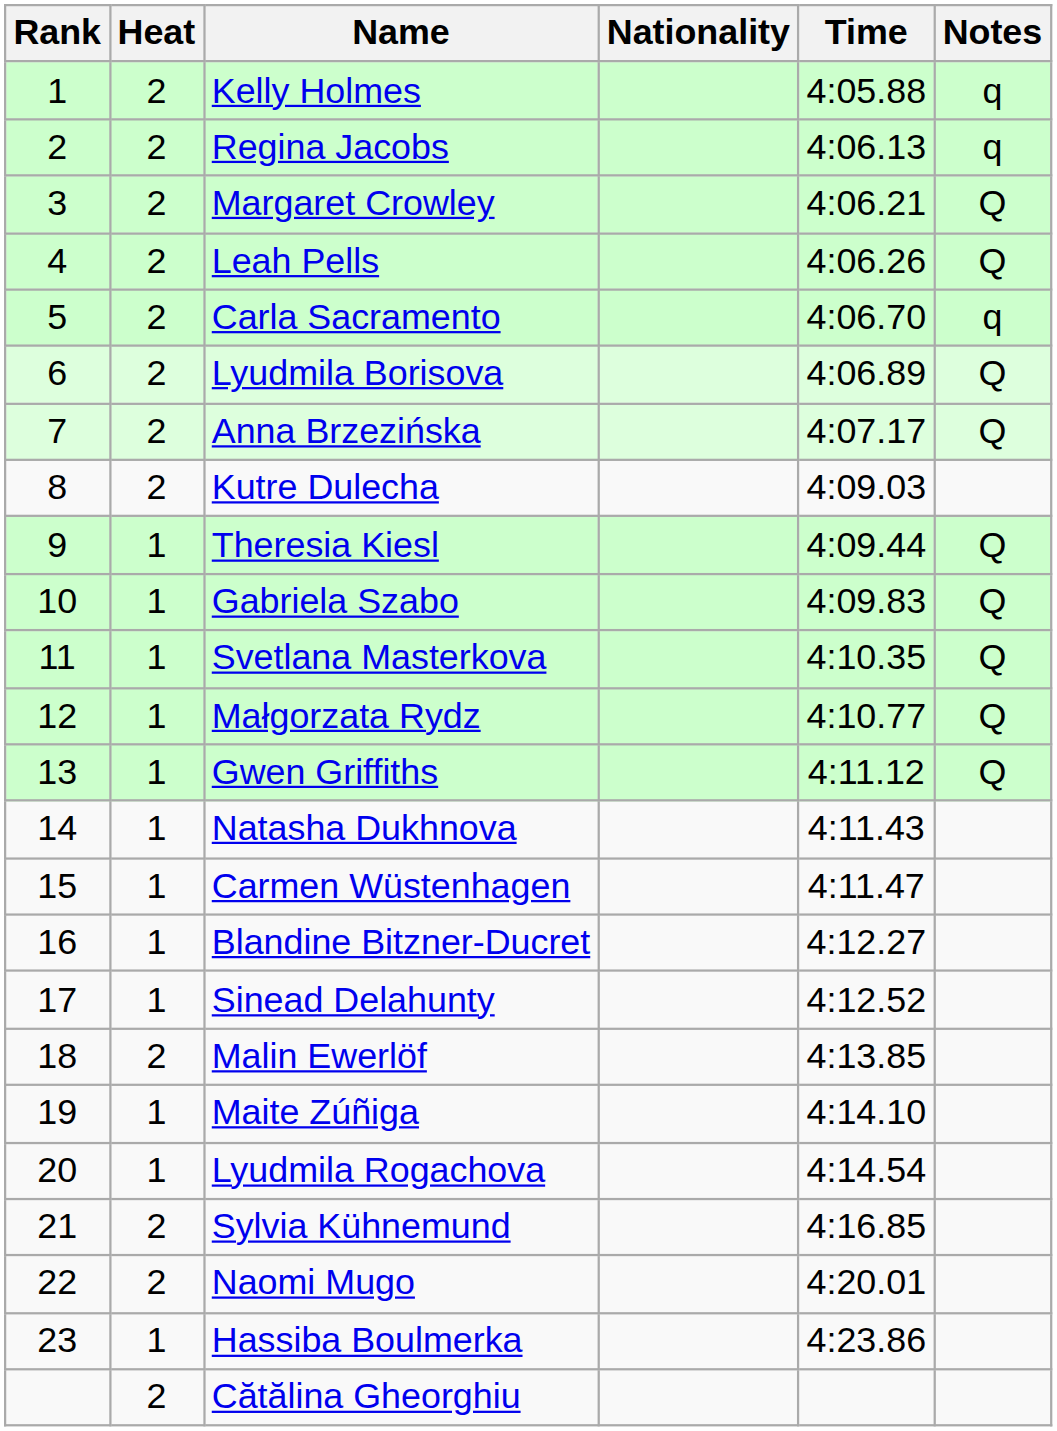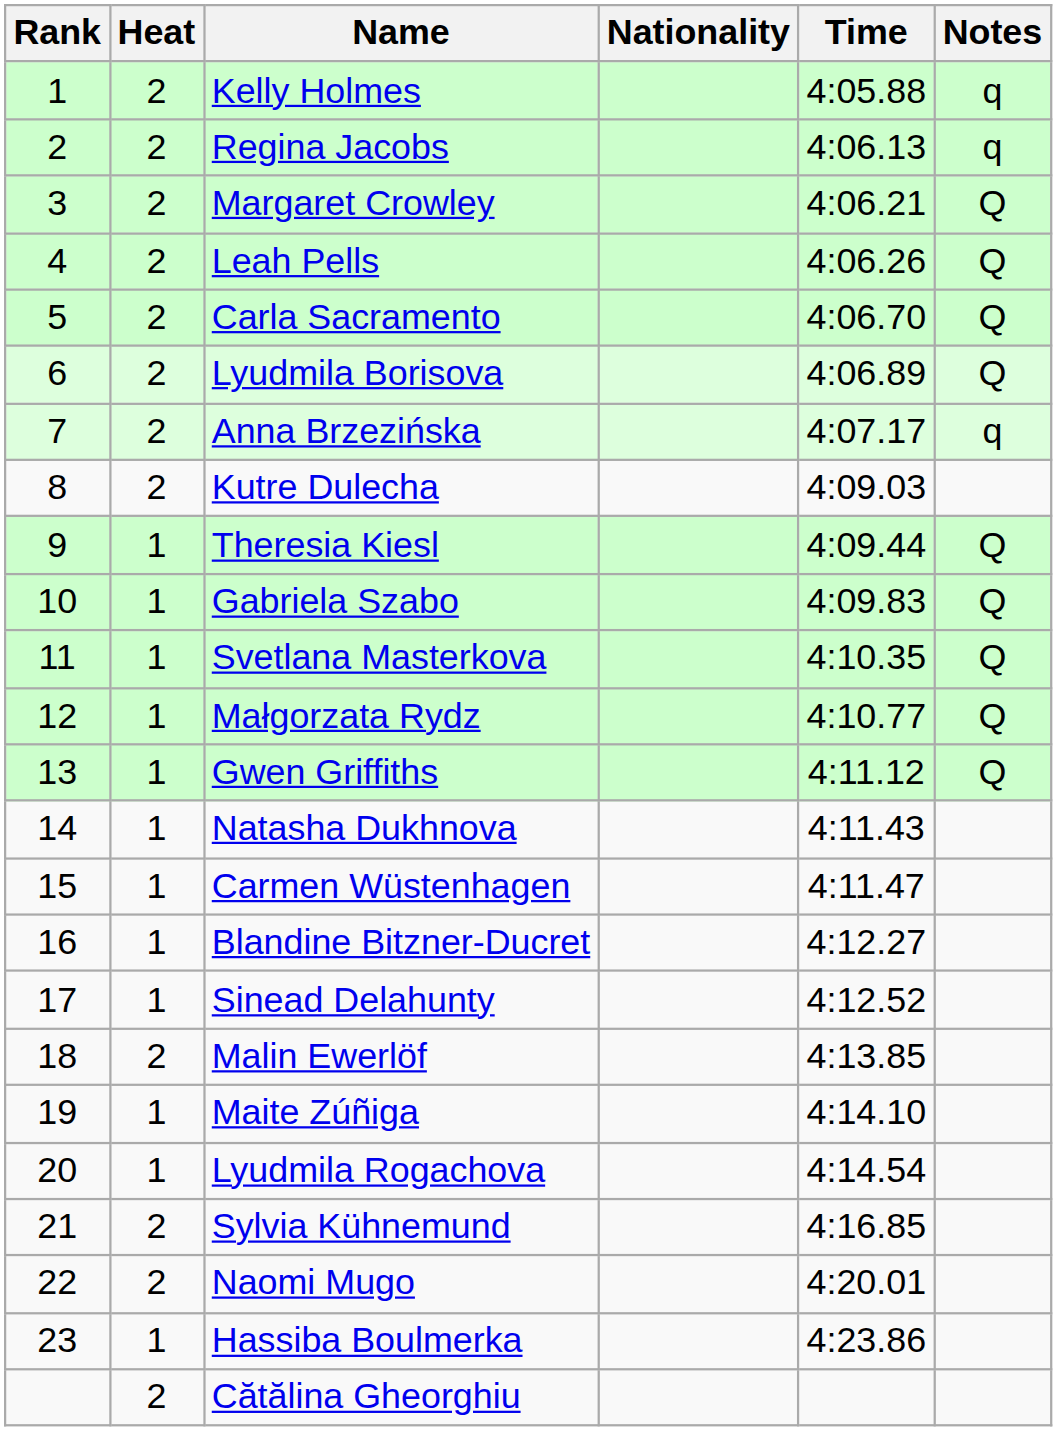(992, 317) q -> (992, 317) Q
(992, 430) Q -> (992, 430) q
